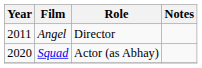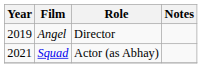(19, 33) 2011 -> (20, 33) 2019
(20, 53) 2020 -> (20, 53) 2021
